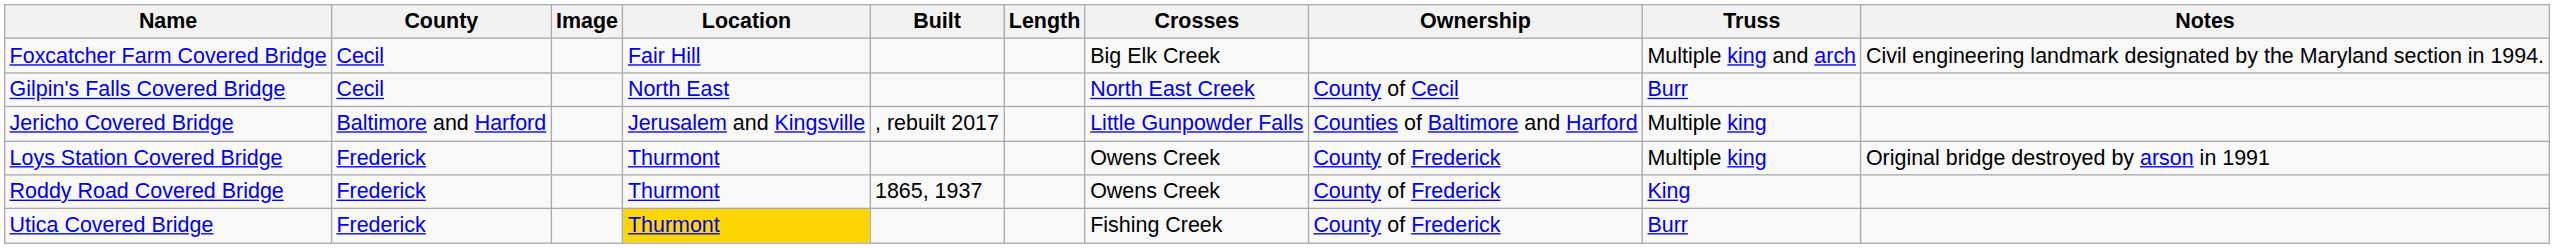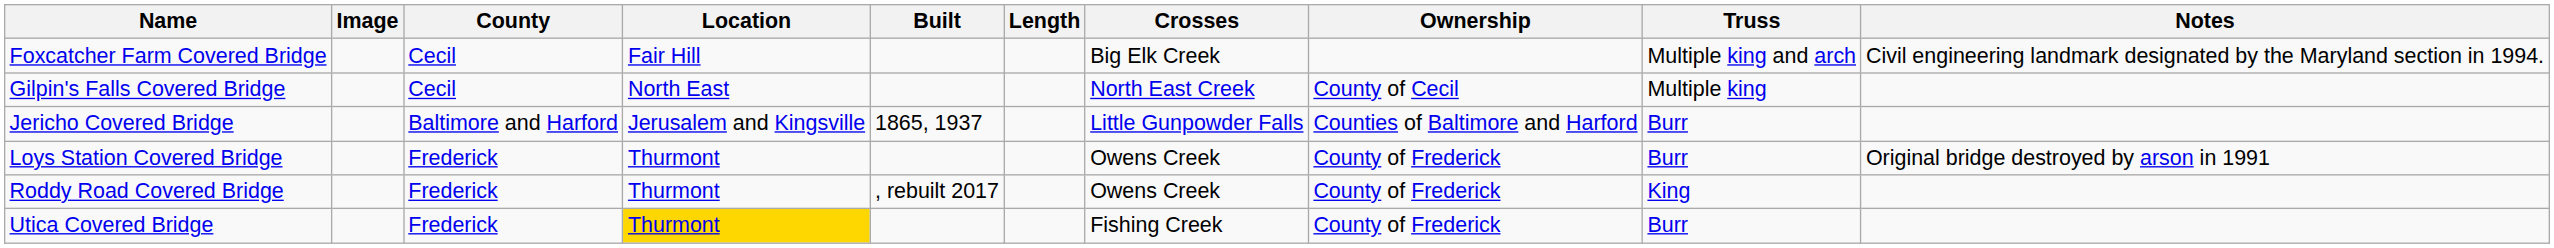columns swapped: (587, 21) <-> (441, 21)
(1668, 89) Burr -> (1707, 89) Multiple king
(937, 123) , rebuilt 2017 -> (929, 123) 1865, 1937
(1707, 123) Multiple king -> (1668, 123) Burr
(1707, 157) Multiple king -> (1668, 157) Burr
(929, 191) 1865, 1937 -> (937, 191) , rebuilt 2017
